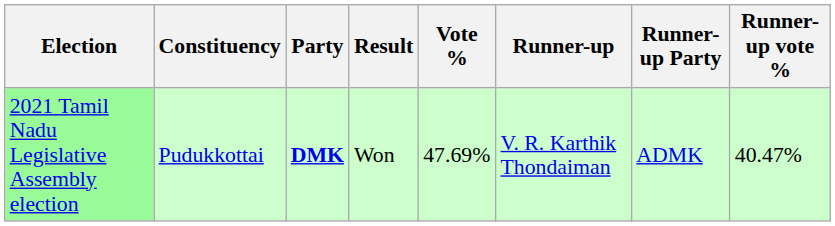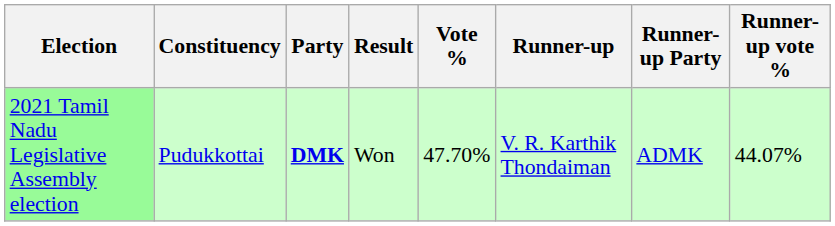(457, 154) 47.69% -> (457, 154) 47.70%
(768, 154) 40.47% -> (768, 154) 44.07%
